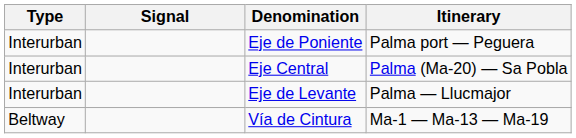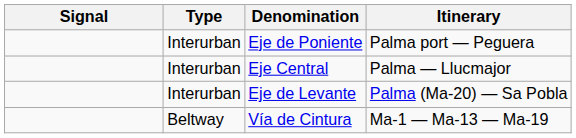columns swapped: (165, 17) <-> (45, 17)
(469, 68) Palma (Ma-20) — Sa Pobla -> (440, 68) Palma — Llucmajor
(440, 94) Palma — Llucmajor -> (469, 94) Palma (Ma-20) — Sa Pobla
